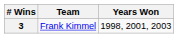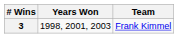columns swapped: (68, 12) <-> (136, 12)
